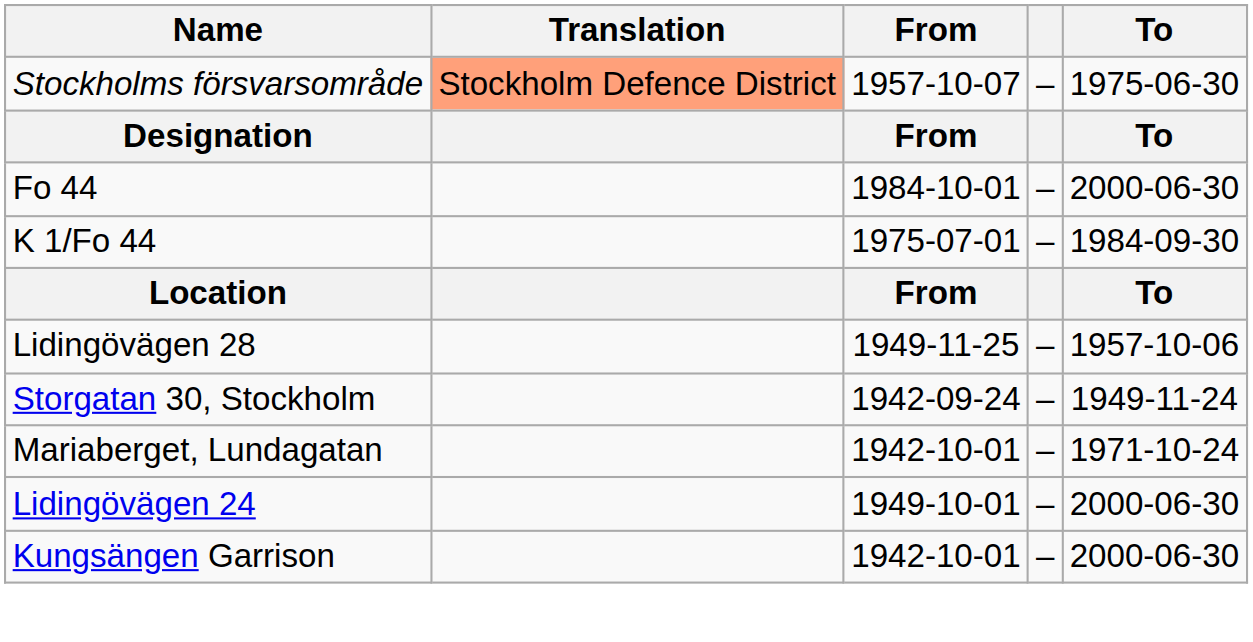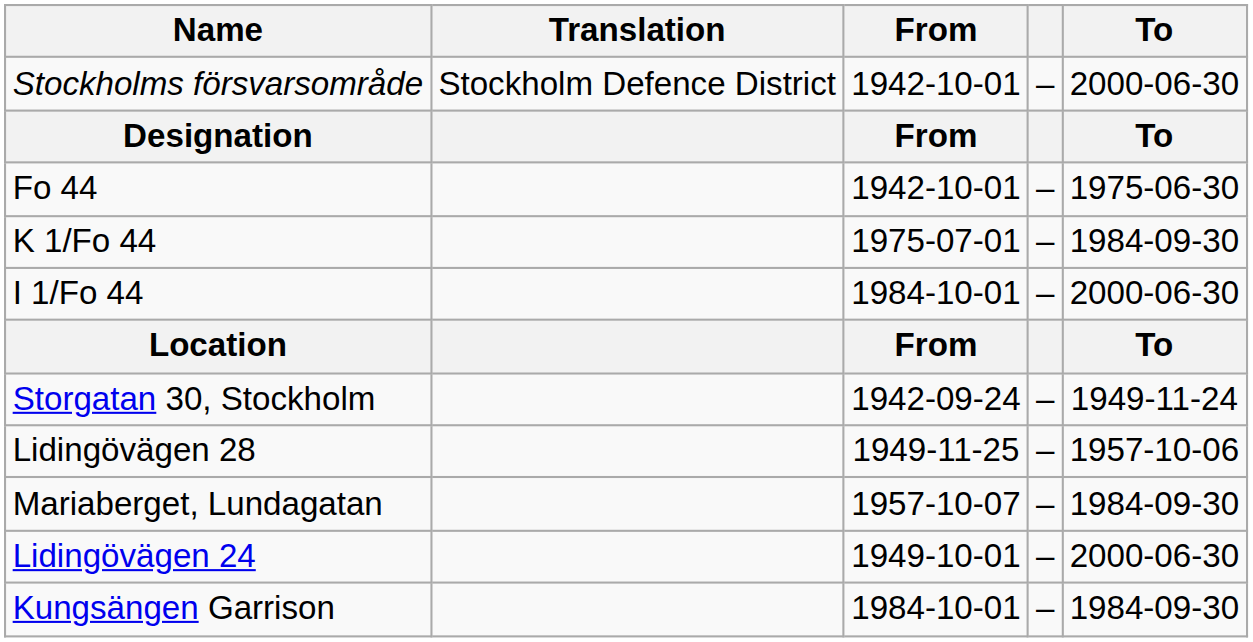(637, 83) lightsalmon background -> (637, 83) no background
(936, 83) 1957-10-07 -> (936, 83) 1942-10-01
(1154, 83) 1975-06-30 -> (1154, 83) 2000-06-30
(936, 188) 1984-10-01 -> (936, 188) 1942-10-01
(1154, 188) 2000-06-30 -> (1154, 188) 1975-06-30
+ row: (78, 293)
rows swapped: (194, 398) <-> (134, 345)
(936, 450) 1942-10-01 -> (936, 503) 1957-10-07
(1154, 450) 1971-10-24 -> (1154, 503) 1984-09-30
(936, 556) 1942-10-01 -> (936, 608) 1984-10-01
(1154, 556) 2000-06-30 -> (1154, 608) 1984-09-30
